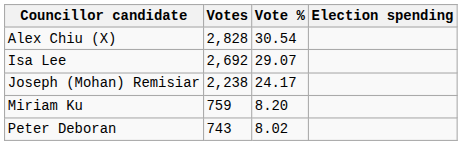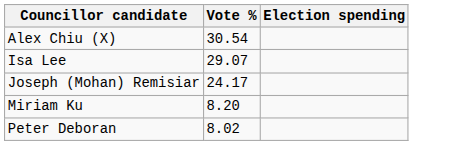- column: (227, 16)
